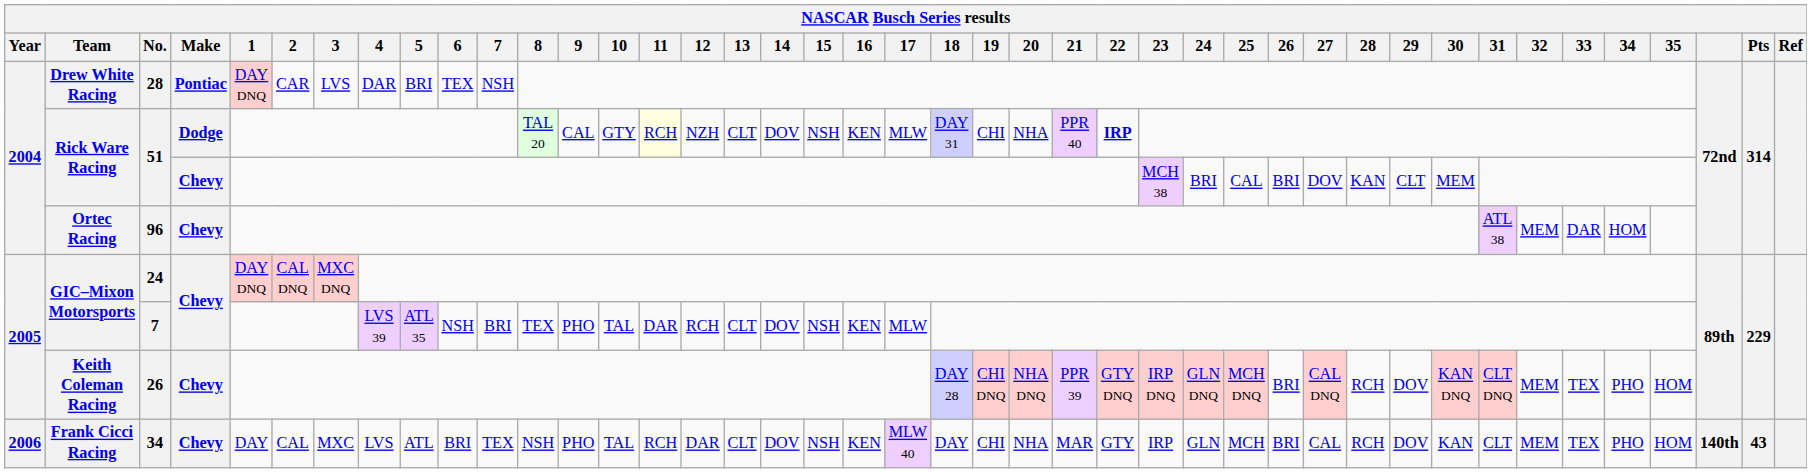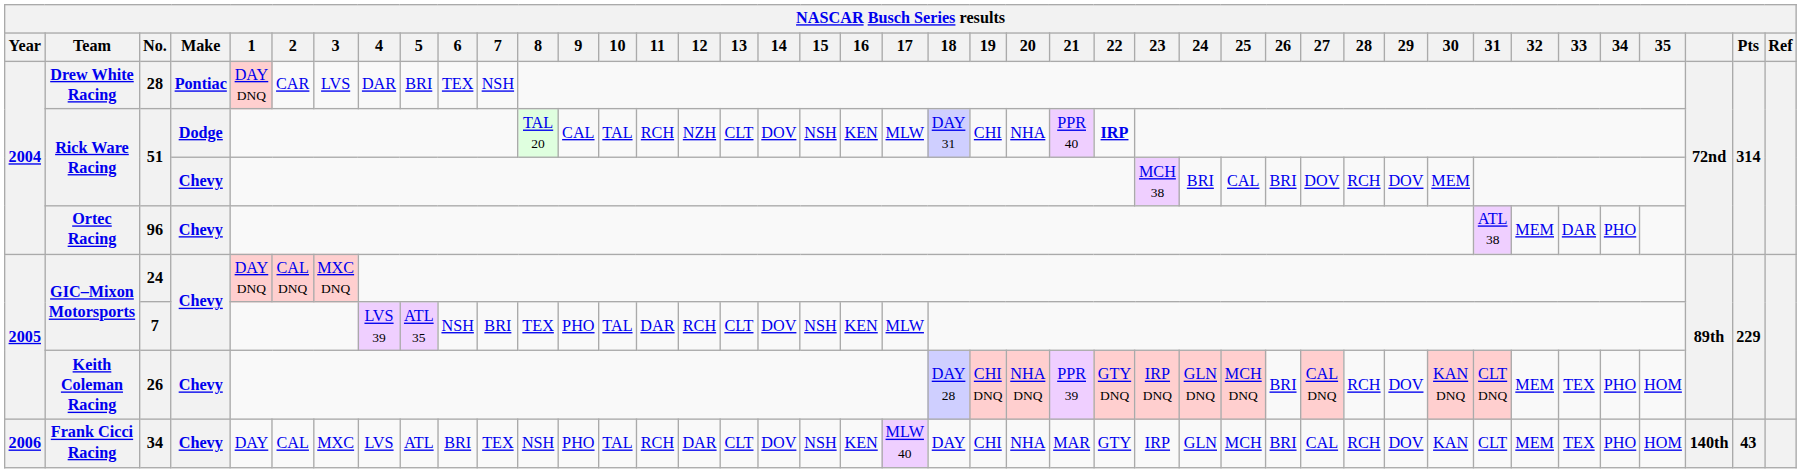(619, 133) GTY -> (617, 133) TAL
(661, 133) lightyellow background -> (657, 133) no background
(1368, 181) KAN -> (1364, 181) RCH
(1411, 181) CLT -> (1406, 181) DOV
(1628, 229) HOM -> (1620, 229) PHO
